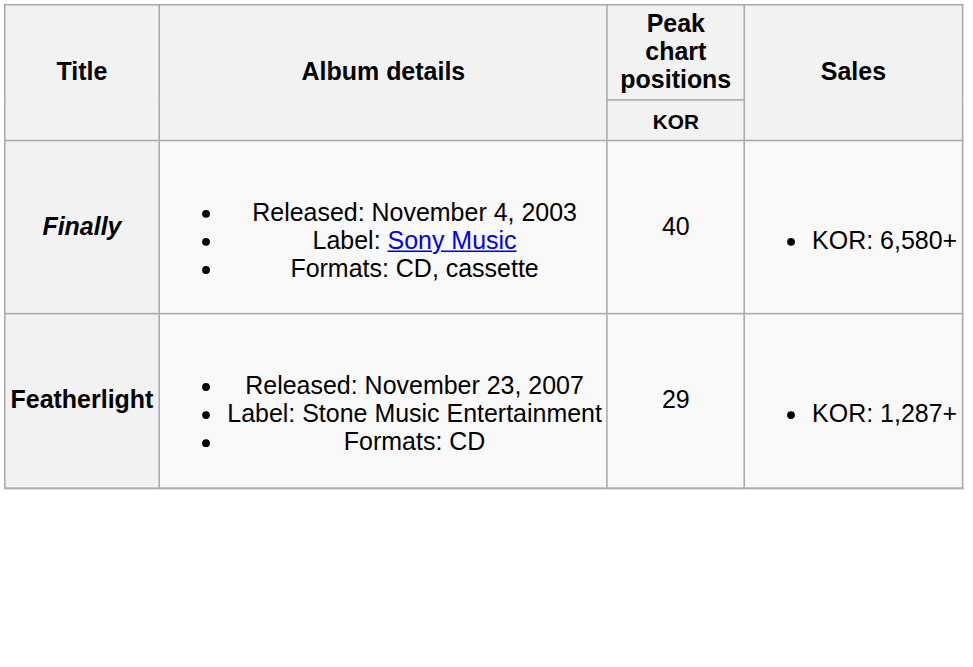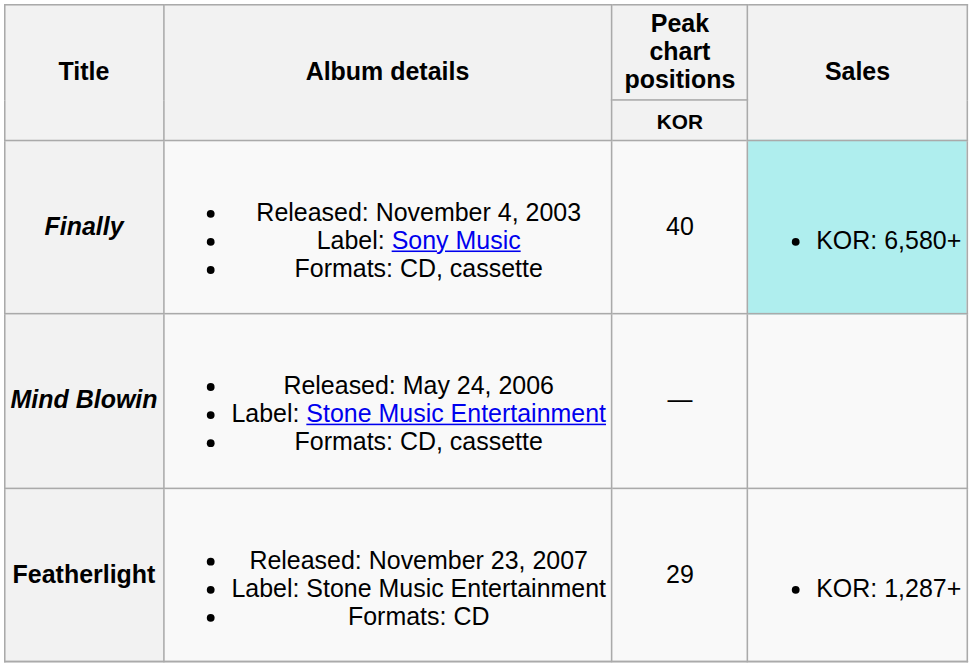(853, 241) no background -> (858, 241) paleturquoise background
+ row: (84, 400)
